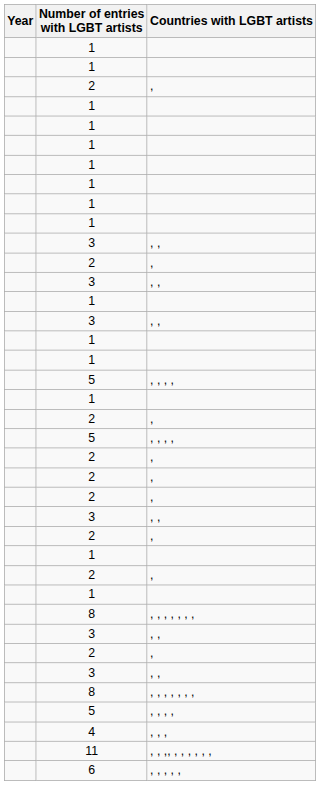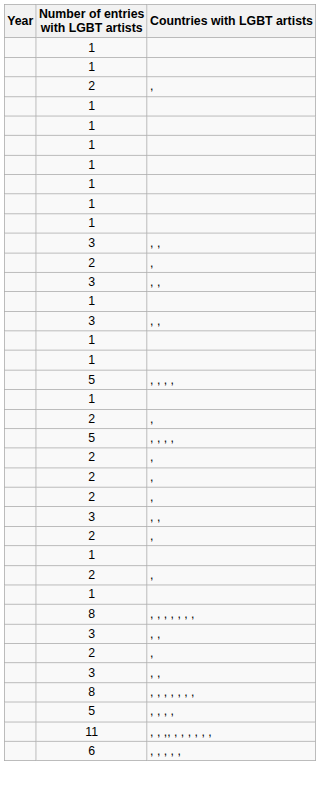- row: (92, 731)
